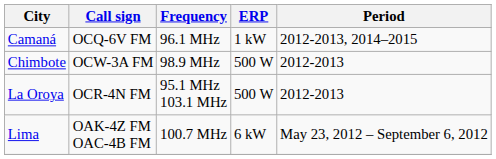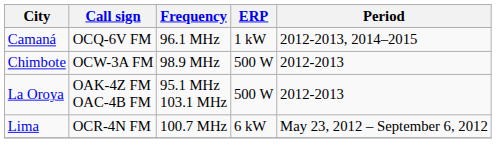(112, 94) OCR-4N FM -> (112, 94) OAK-4Z FM OAC-4B FM
(112, 134) OAK-4Z FM OAC-4B FM -> (112, 126) OCR-4N FM
